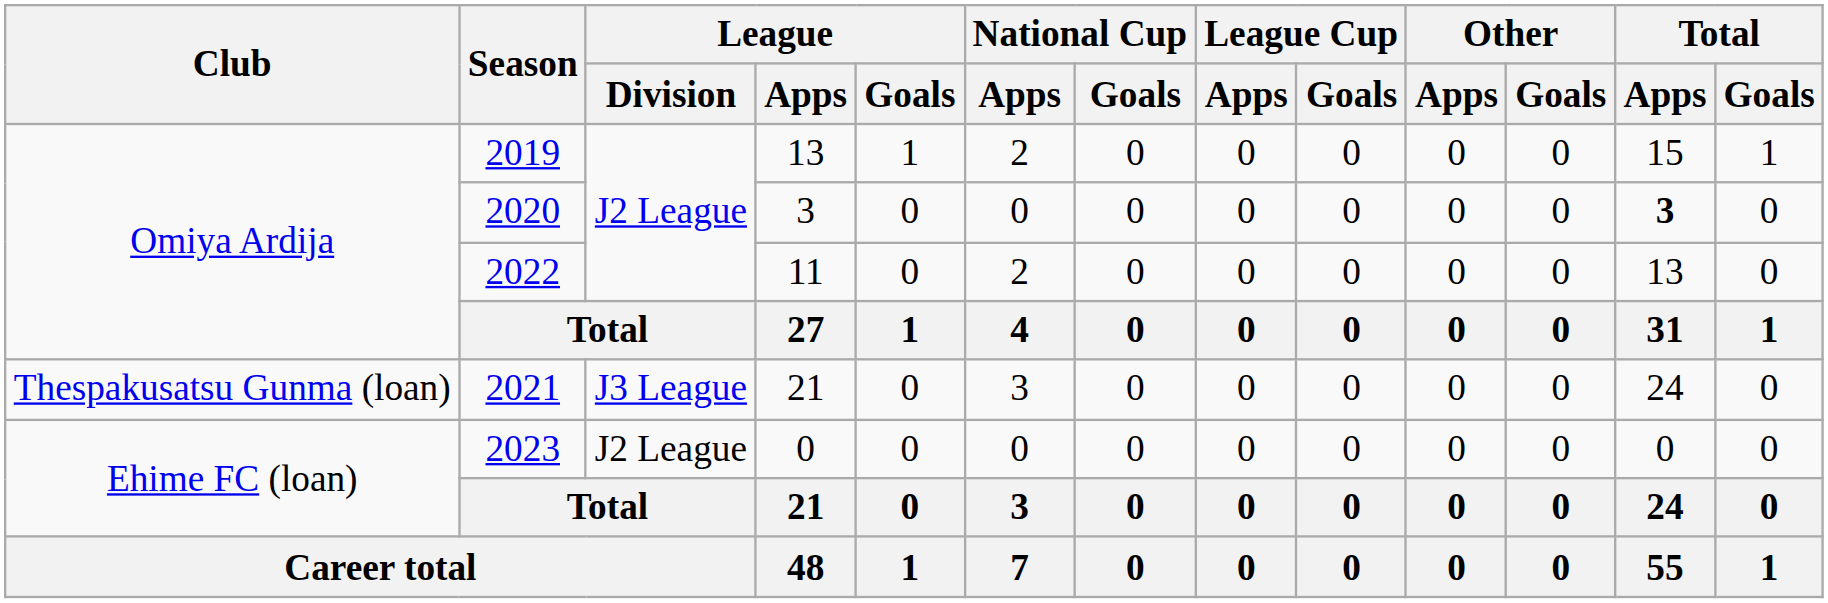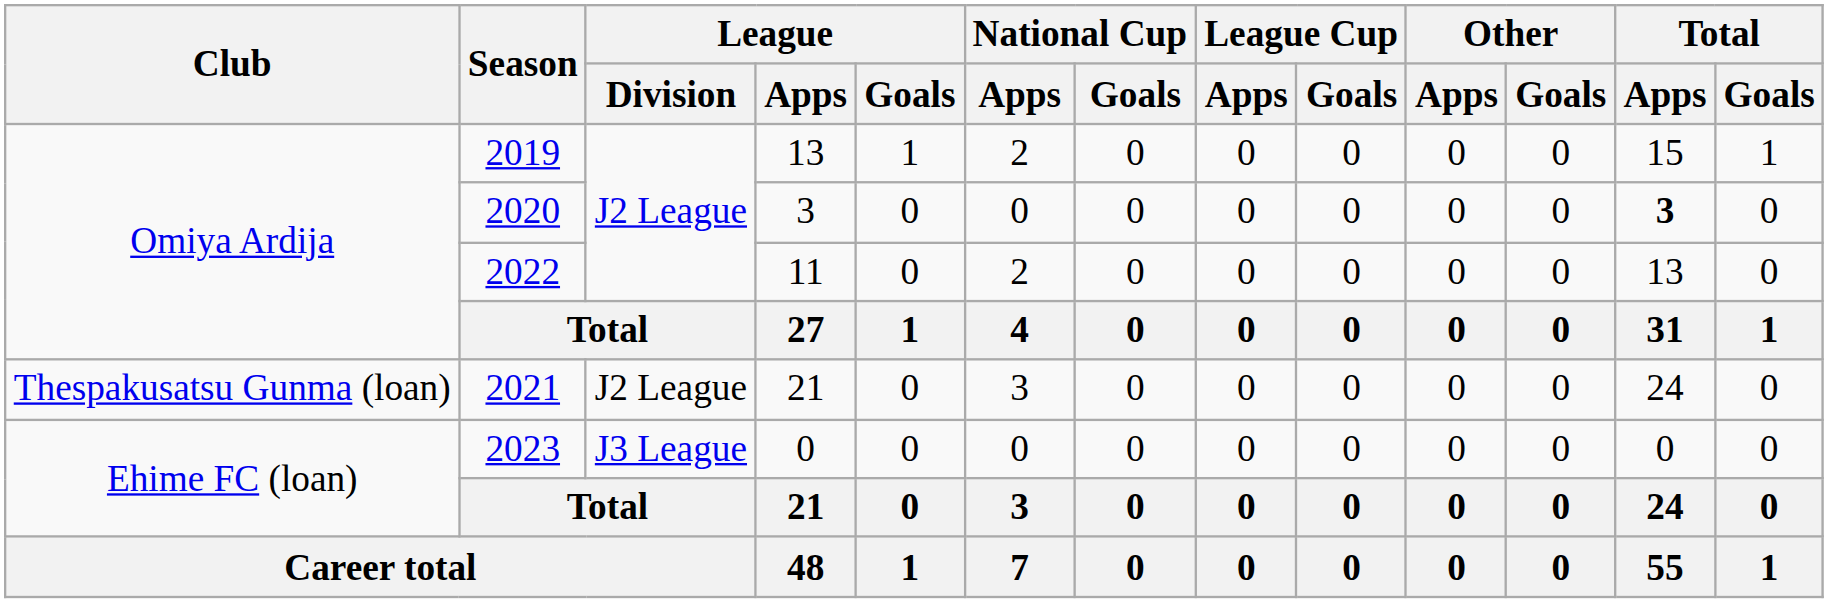(671, 388) J3 League -> (671, 388) J2 League
(671, 447) J2 League -> (671, 447) J3 League
